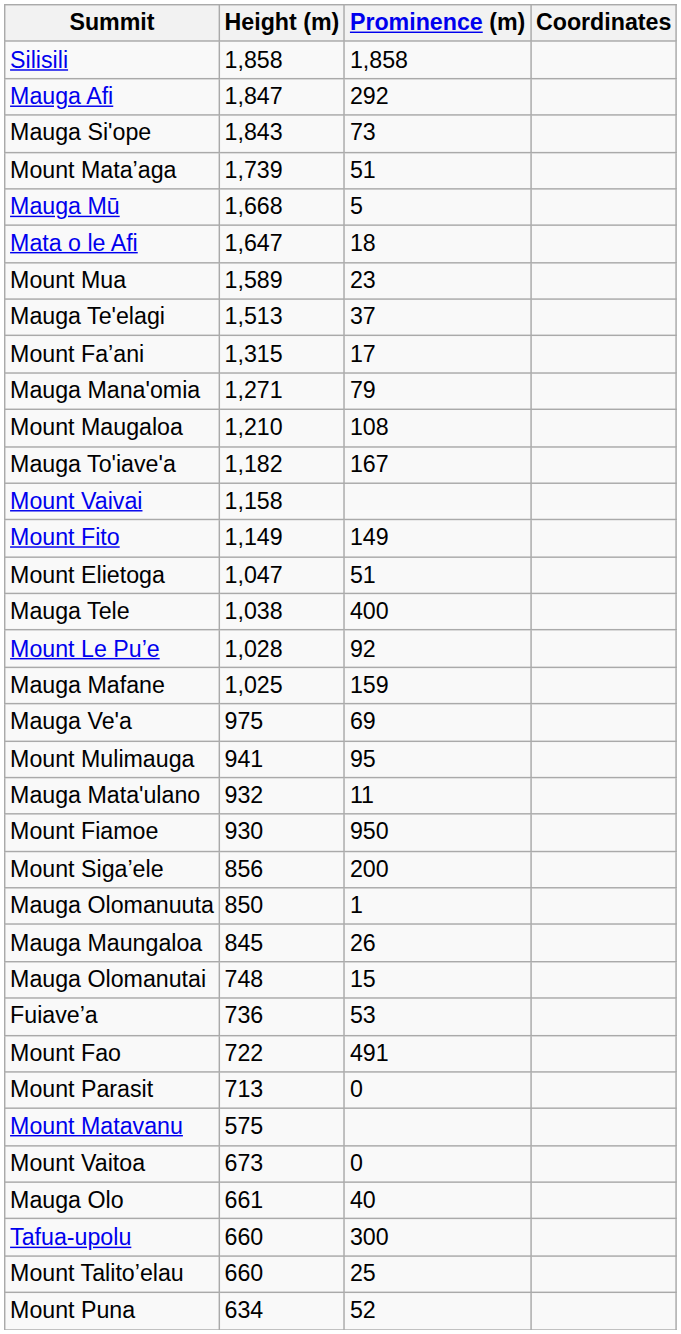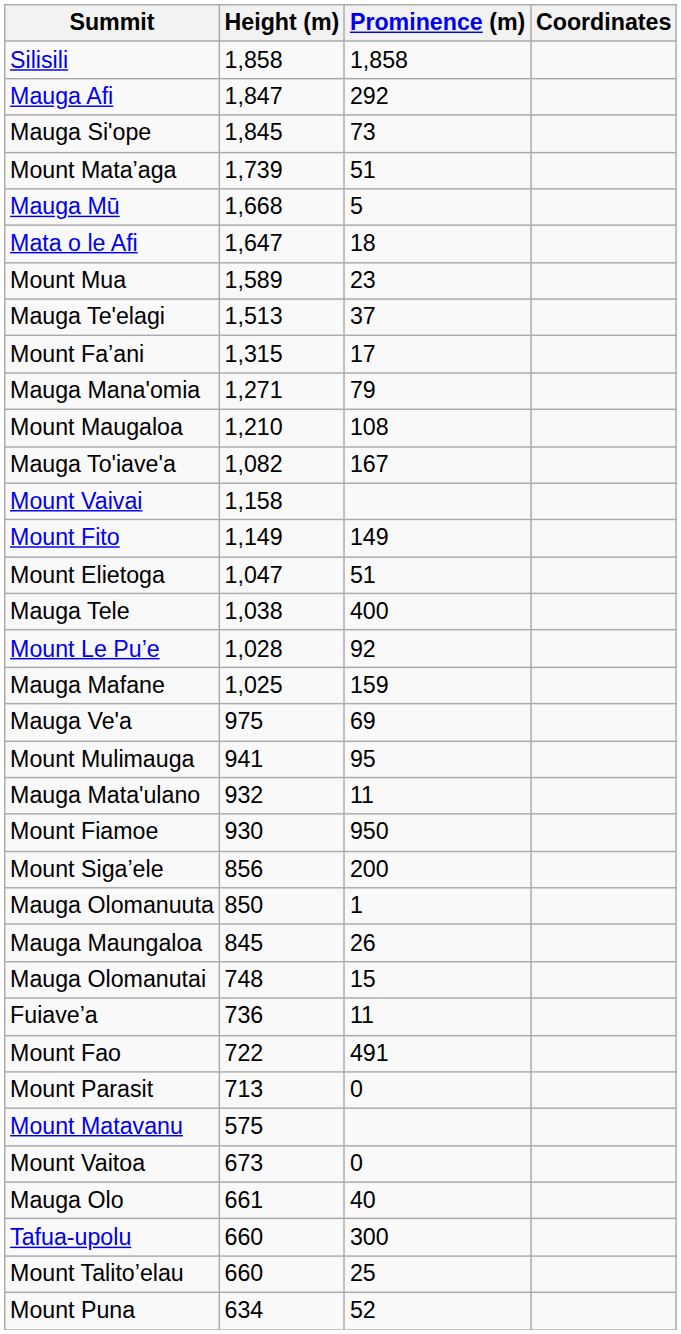(254, 133) 1,843 -> (254, 133) 1,845
(254, 464) 1,182 -> (254, 464) 1,082
(363, 1016) 53 -> (362, 1016) 11
